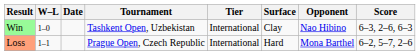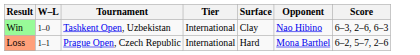- column: (73, 12)
